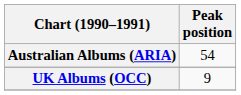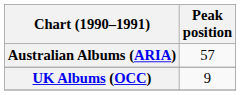(207, 55) 54 -> (207, 55) 57
